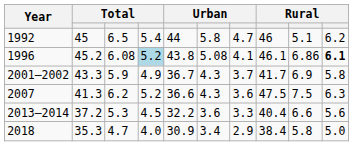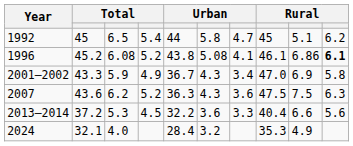(266, 38) 46 -> (266, 38) 45
(151, 56) lightblue background -> (151, 56) no background
(243, 75) 3.7 -> (243, 75) 3.4
(273, 75) 41.7 -> (273, 75) 47.0
(88, 94) 41.3 -> (88, 94) 43.6
(180, 94) 36.6 -> (180, 94) 36.3
- row: (21, 131)
+ row: (21, 131)
